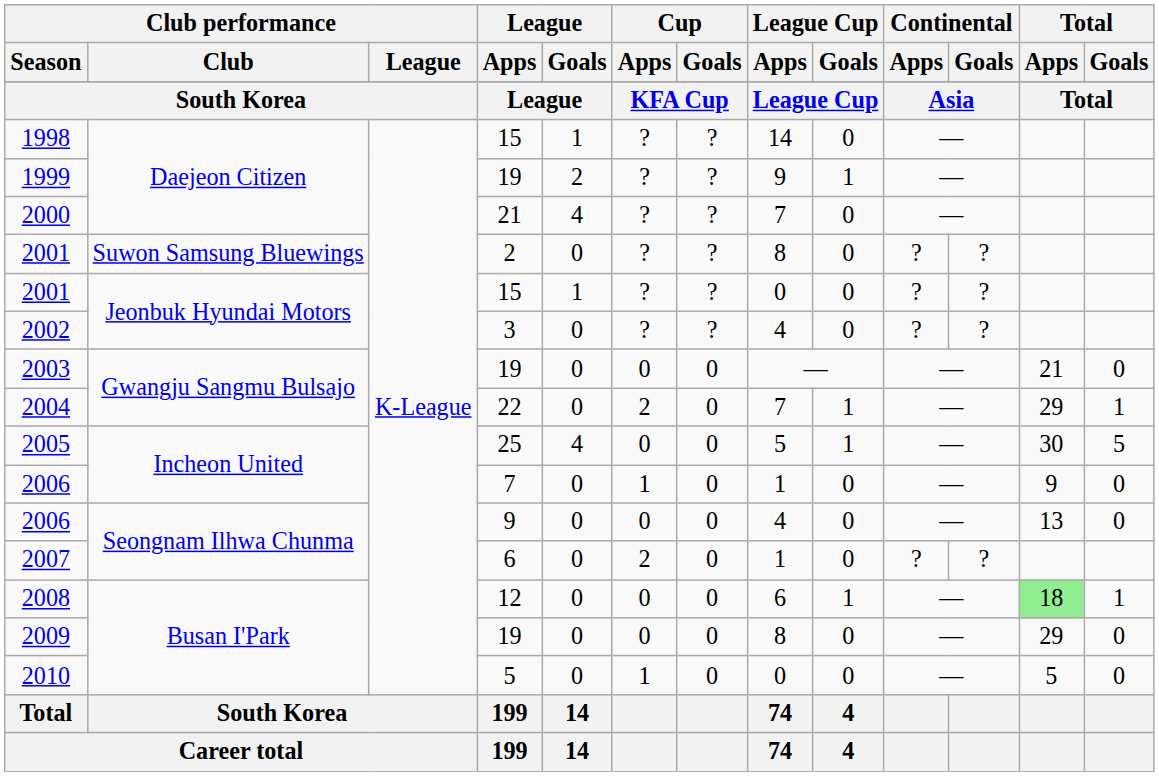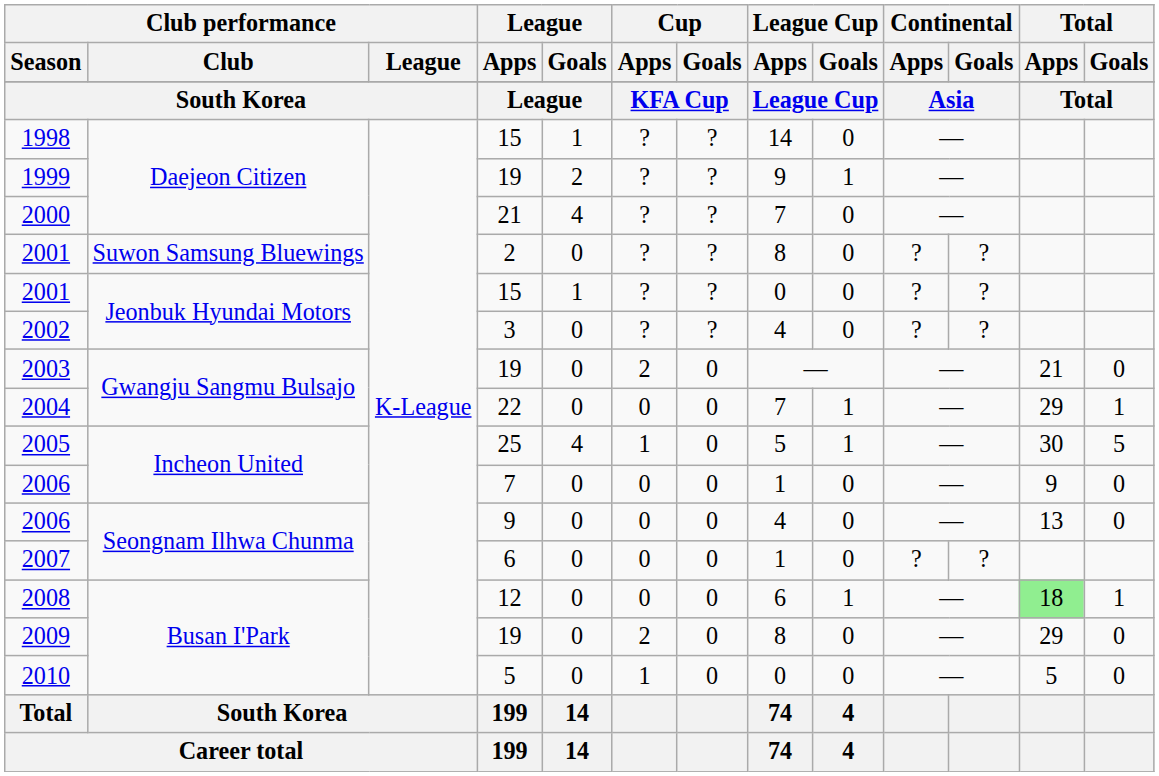(645, 368) 0 -> (645, 368) 2
(645, 406) 2 -> (645, 406) 0
(645, 445) 0 -> (645, 445) 1
(645, 483) 1 -> (645, 483) 0
(645, 560) 2 -> (645, 560) 0
(645, 636) 0 -> (645, 636) 2
